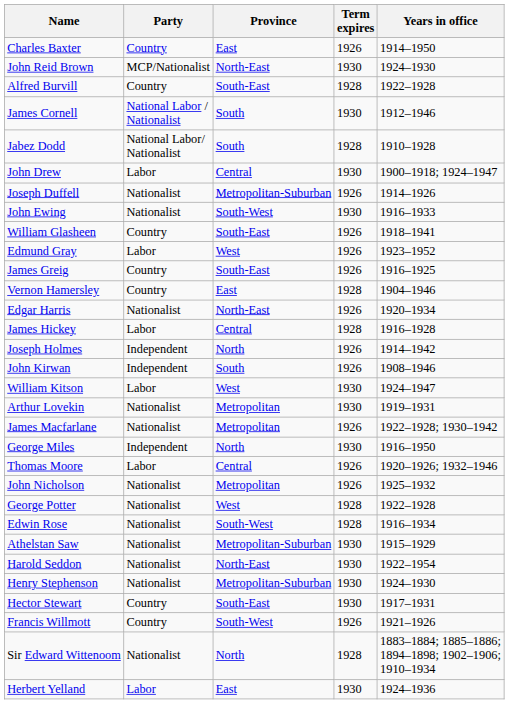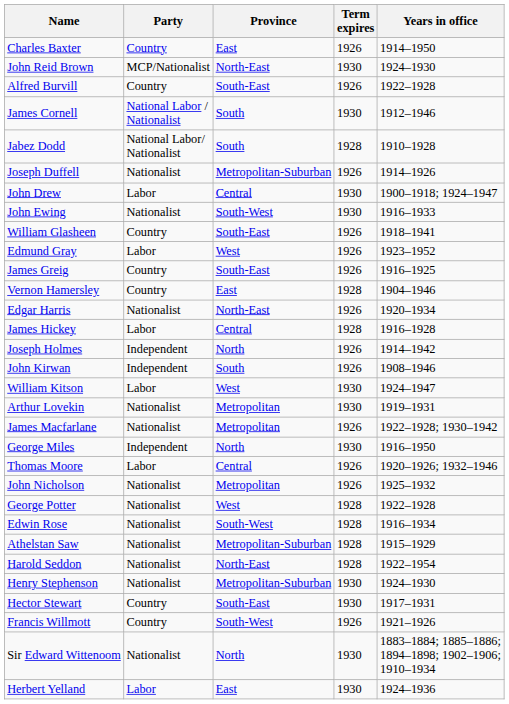(349, 86) 1928 -> (349, 86) 1926
rows swapped: (34, 173) <-> (43, 192)
(349, 544) 1930 -> (349, 544) 1928
(349, 563) 1930 -> (349, 563) 1928
(349, 655) 1928 -> (349, 655) 1930
